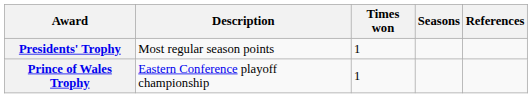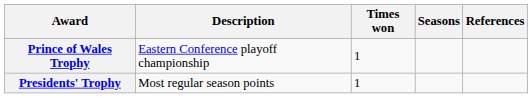rows swapped: (70, 75) <-> (70, 48)
